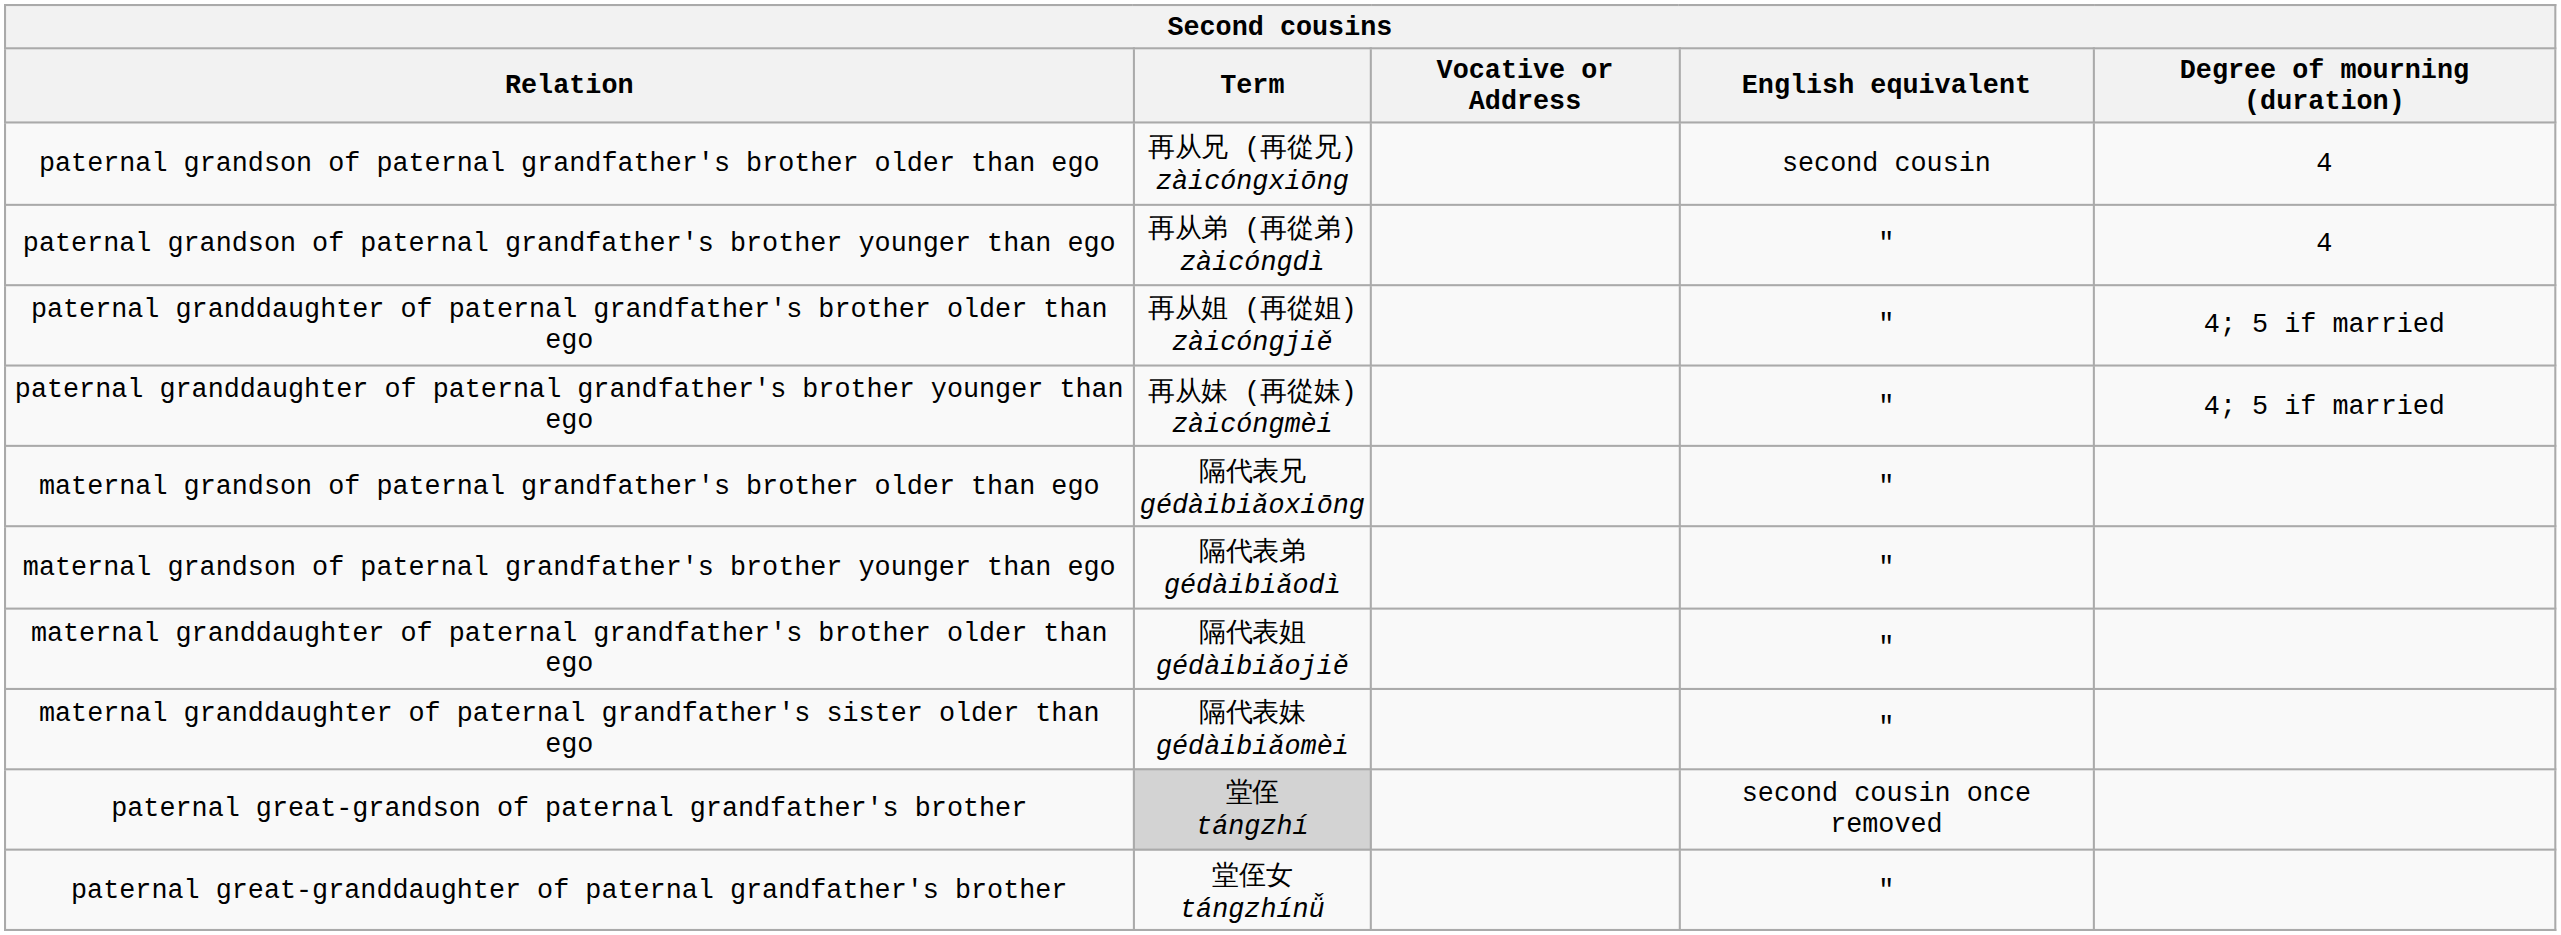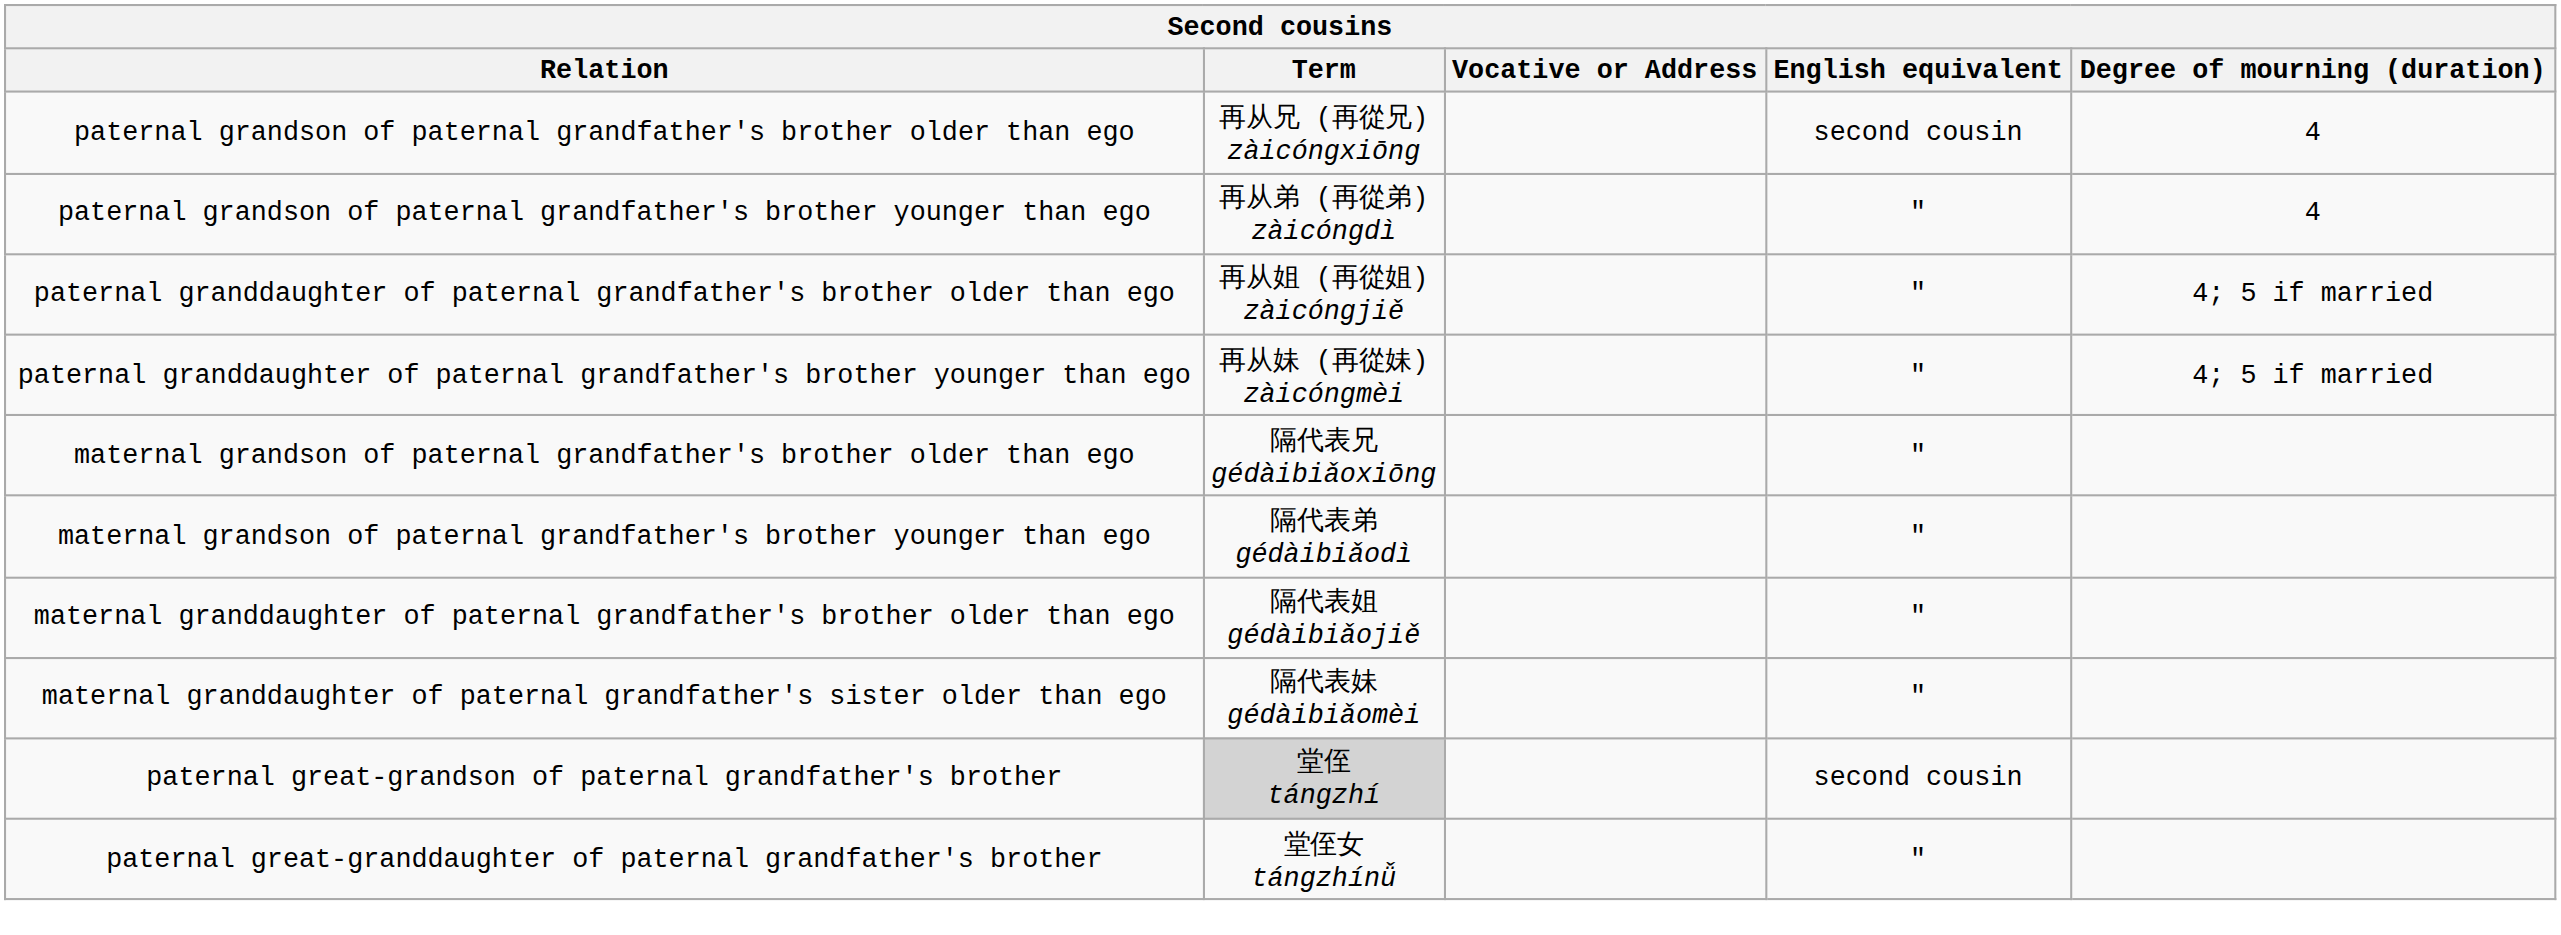(1886, 809) second cousin once removed -> (1918, 778) second cousin
